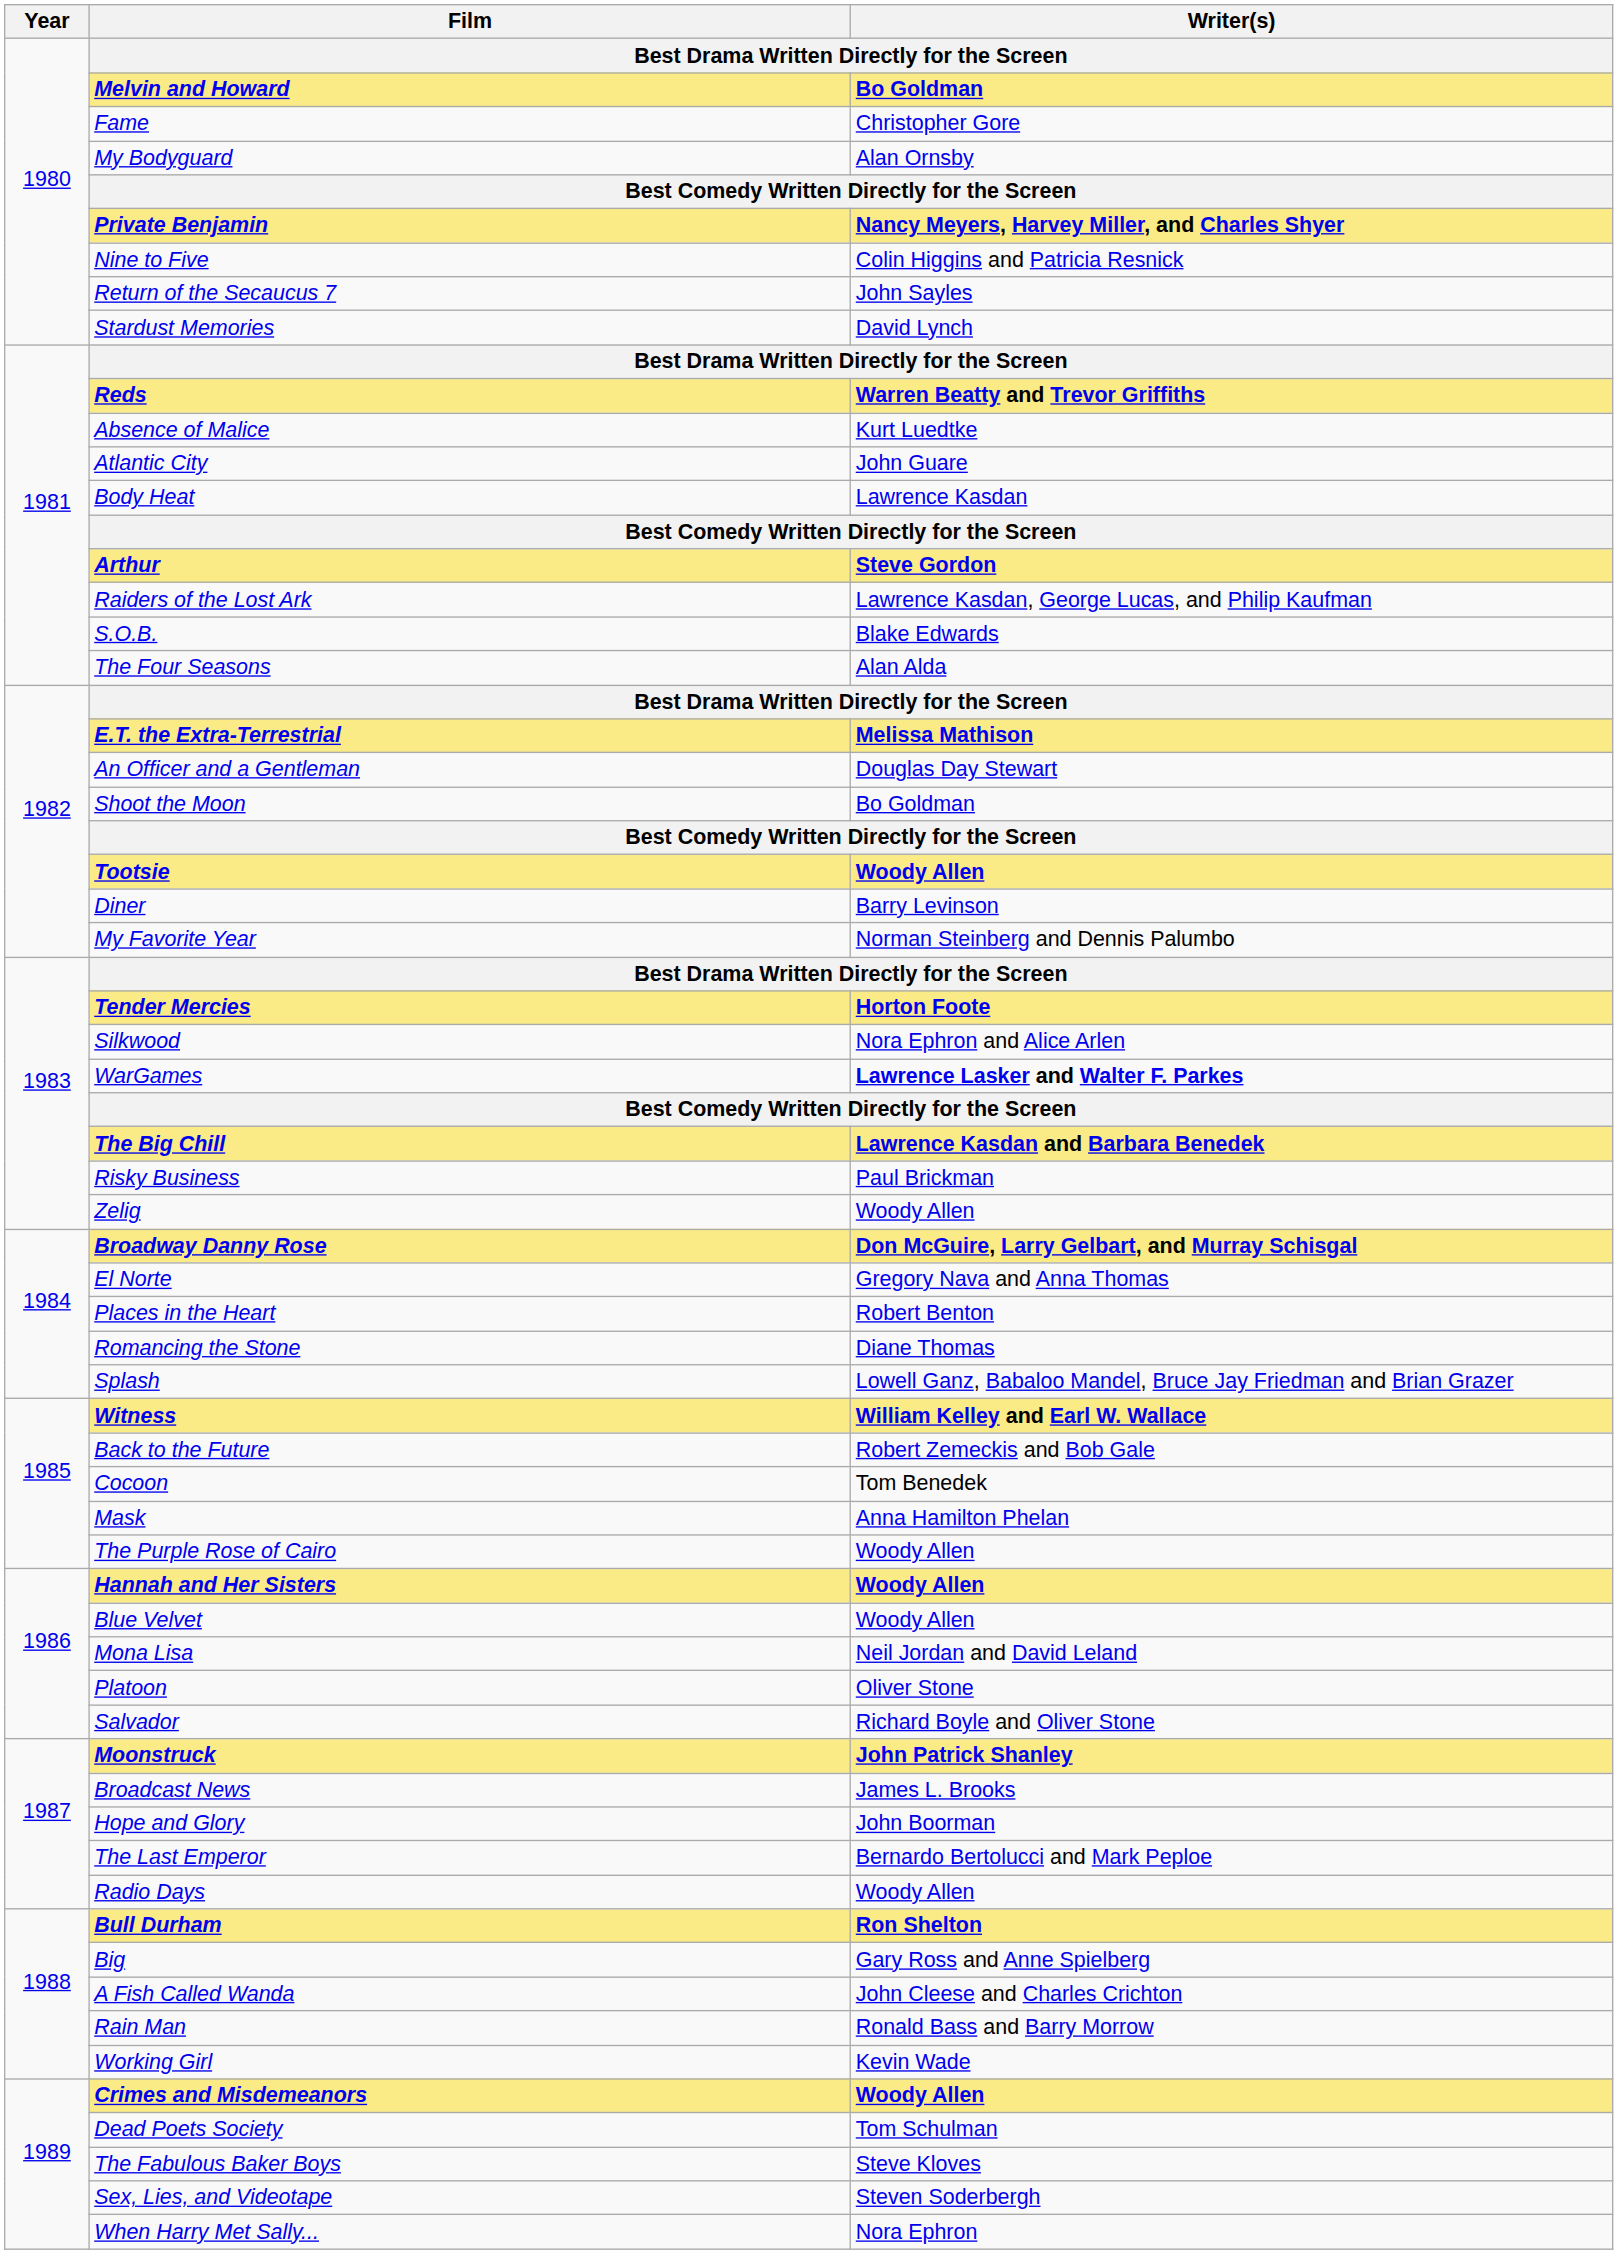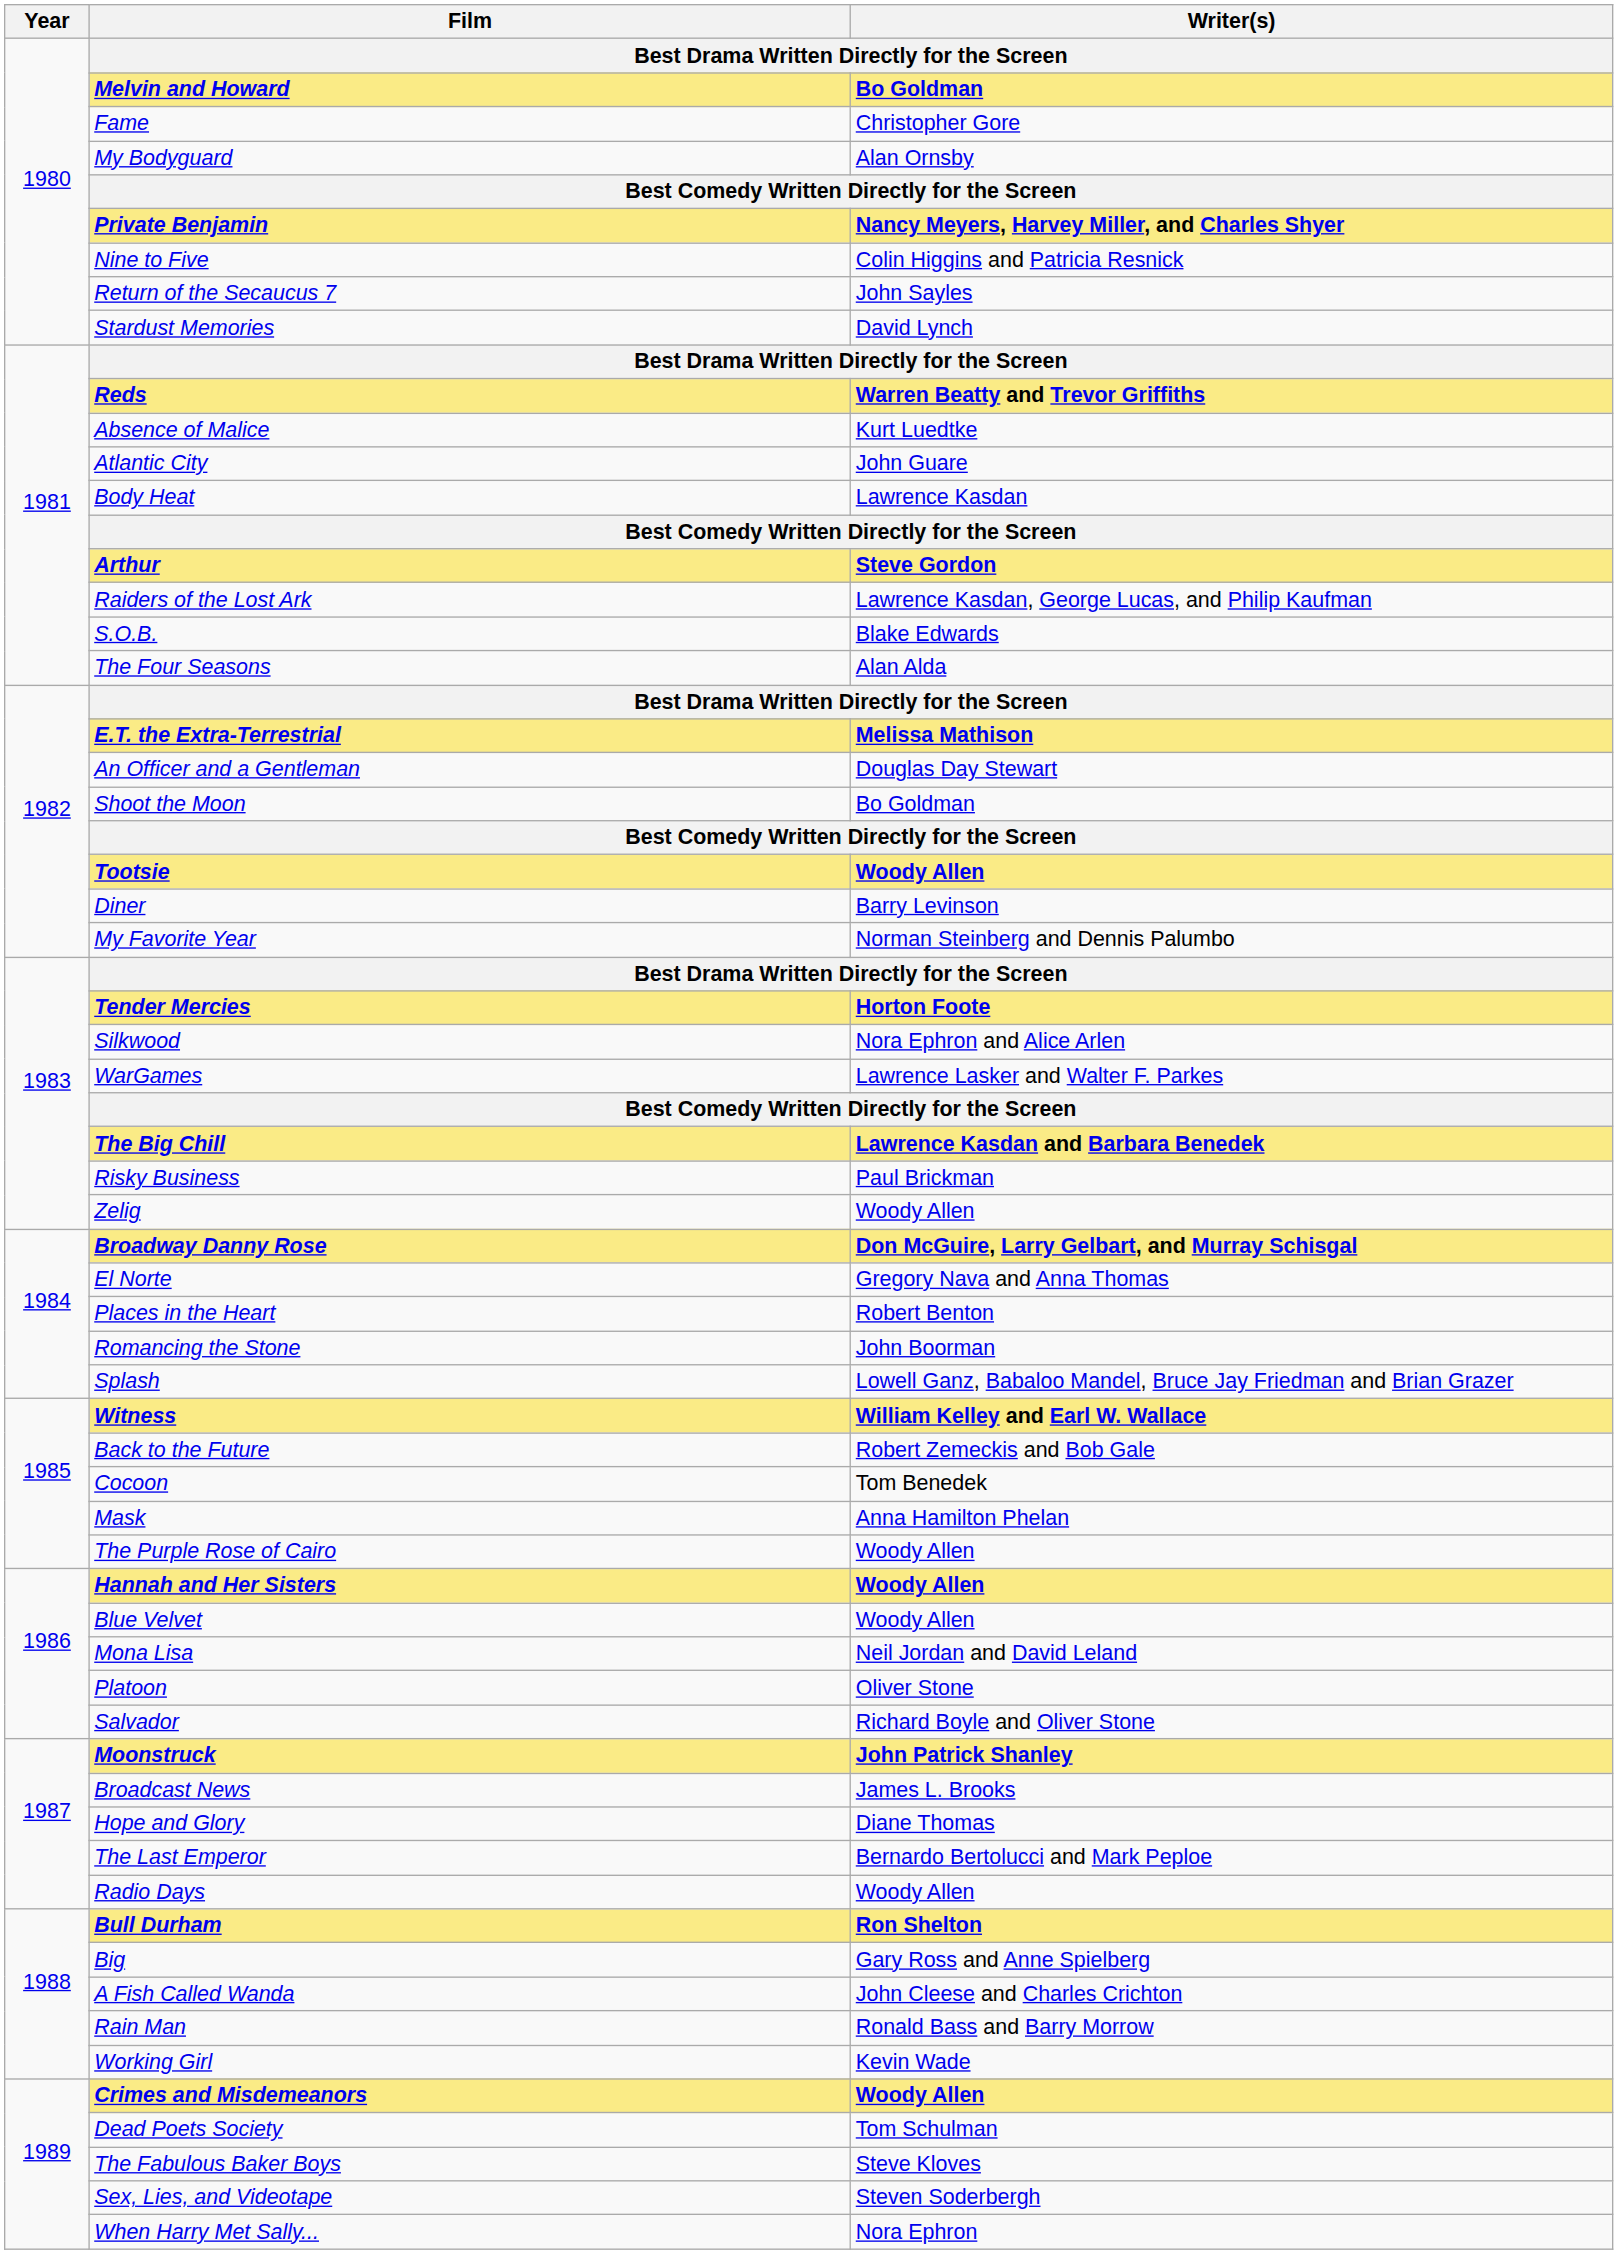(1050, 1075) bold -> (1039, 1075) normal
(925, 1347) Diane Thomas -> (925, 1347) John Boorman
(925, 1823) John Boorman -> (925, 1823) Diane Thomas
